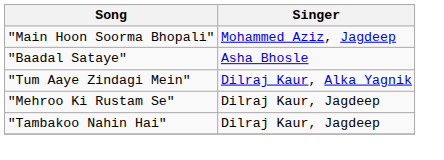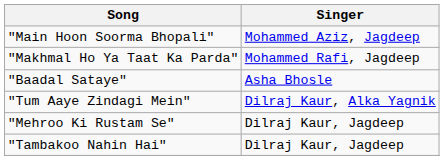+ row: (123, 59)
